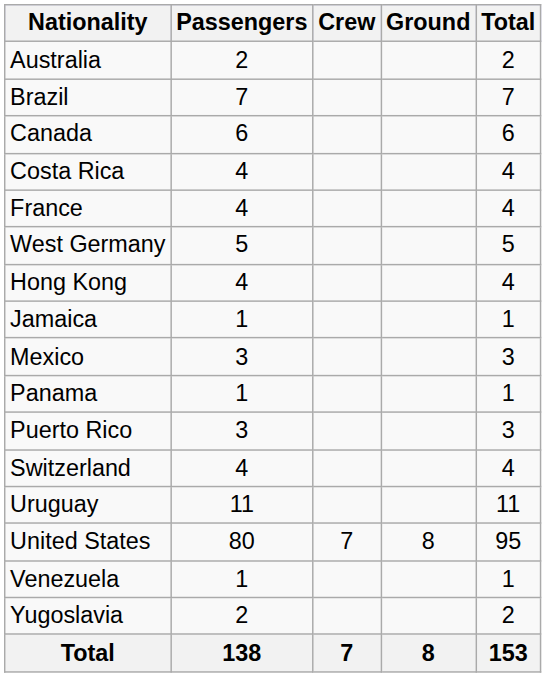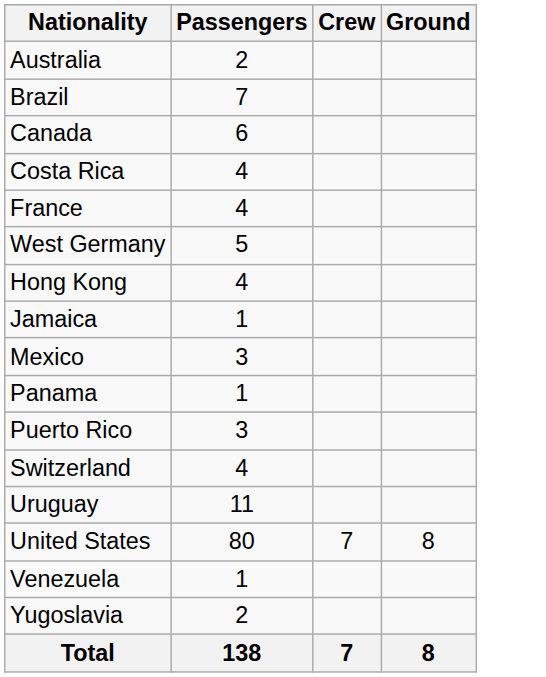- column: (508, 23)
